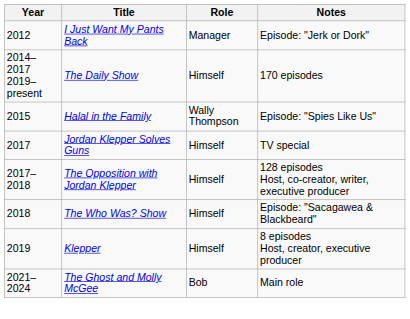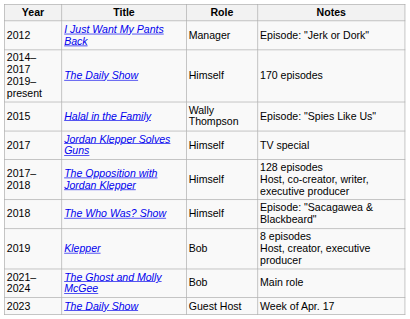(206, 248) Himself -> (198, 248) Bob
+ row: (297, 306)
